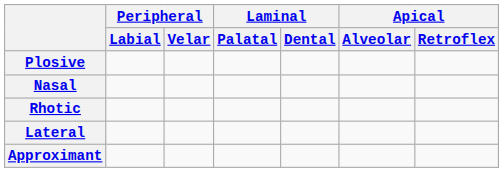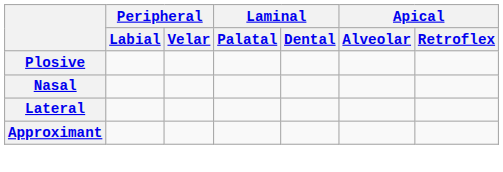- row: (55, 109)
